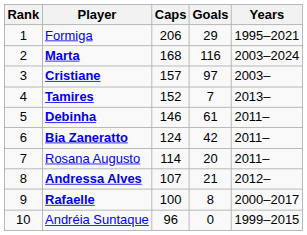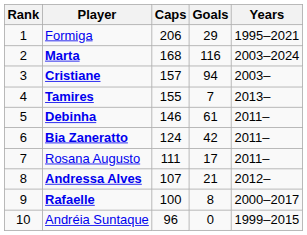(210, 76) 97 -> (210, 76) 94
(171, 96) 152 -> (171, 96) 155
(171, 158) 114 -> (171, 158) 111
(210, 158) 20 -> (210, 158) 17
